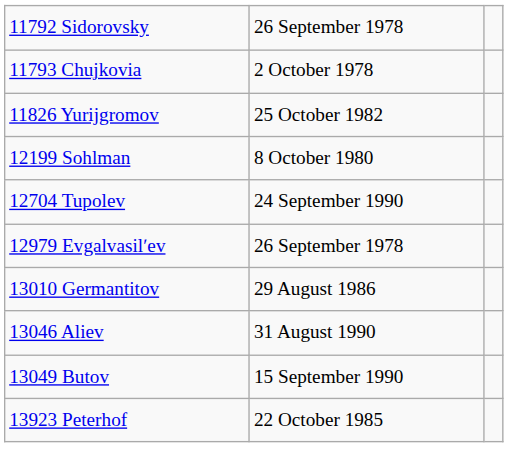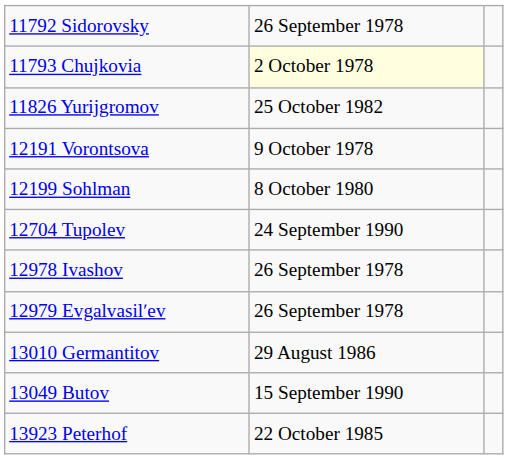(314, 70) no background -> (314, 66) lightyellow background
+ row: (79, 148)
+ row: (66, 270)
- row: (56, 332)
